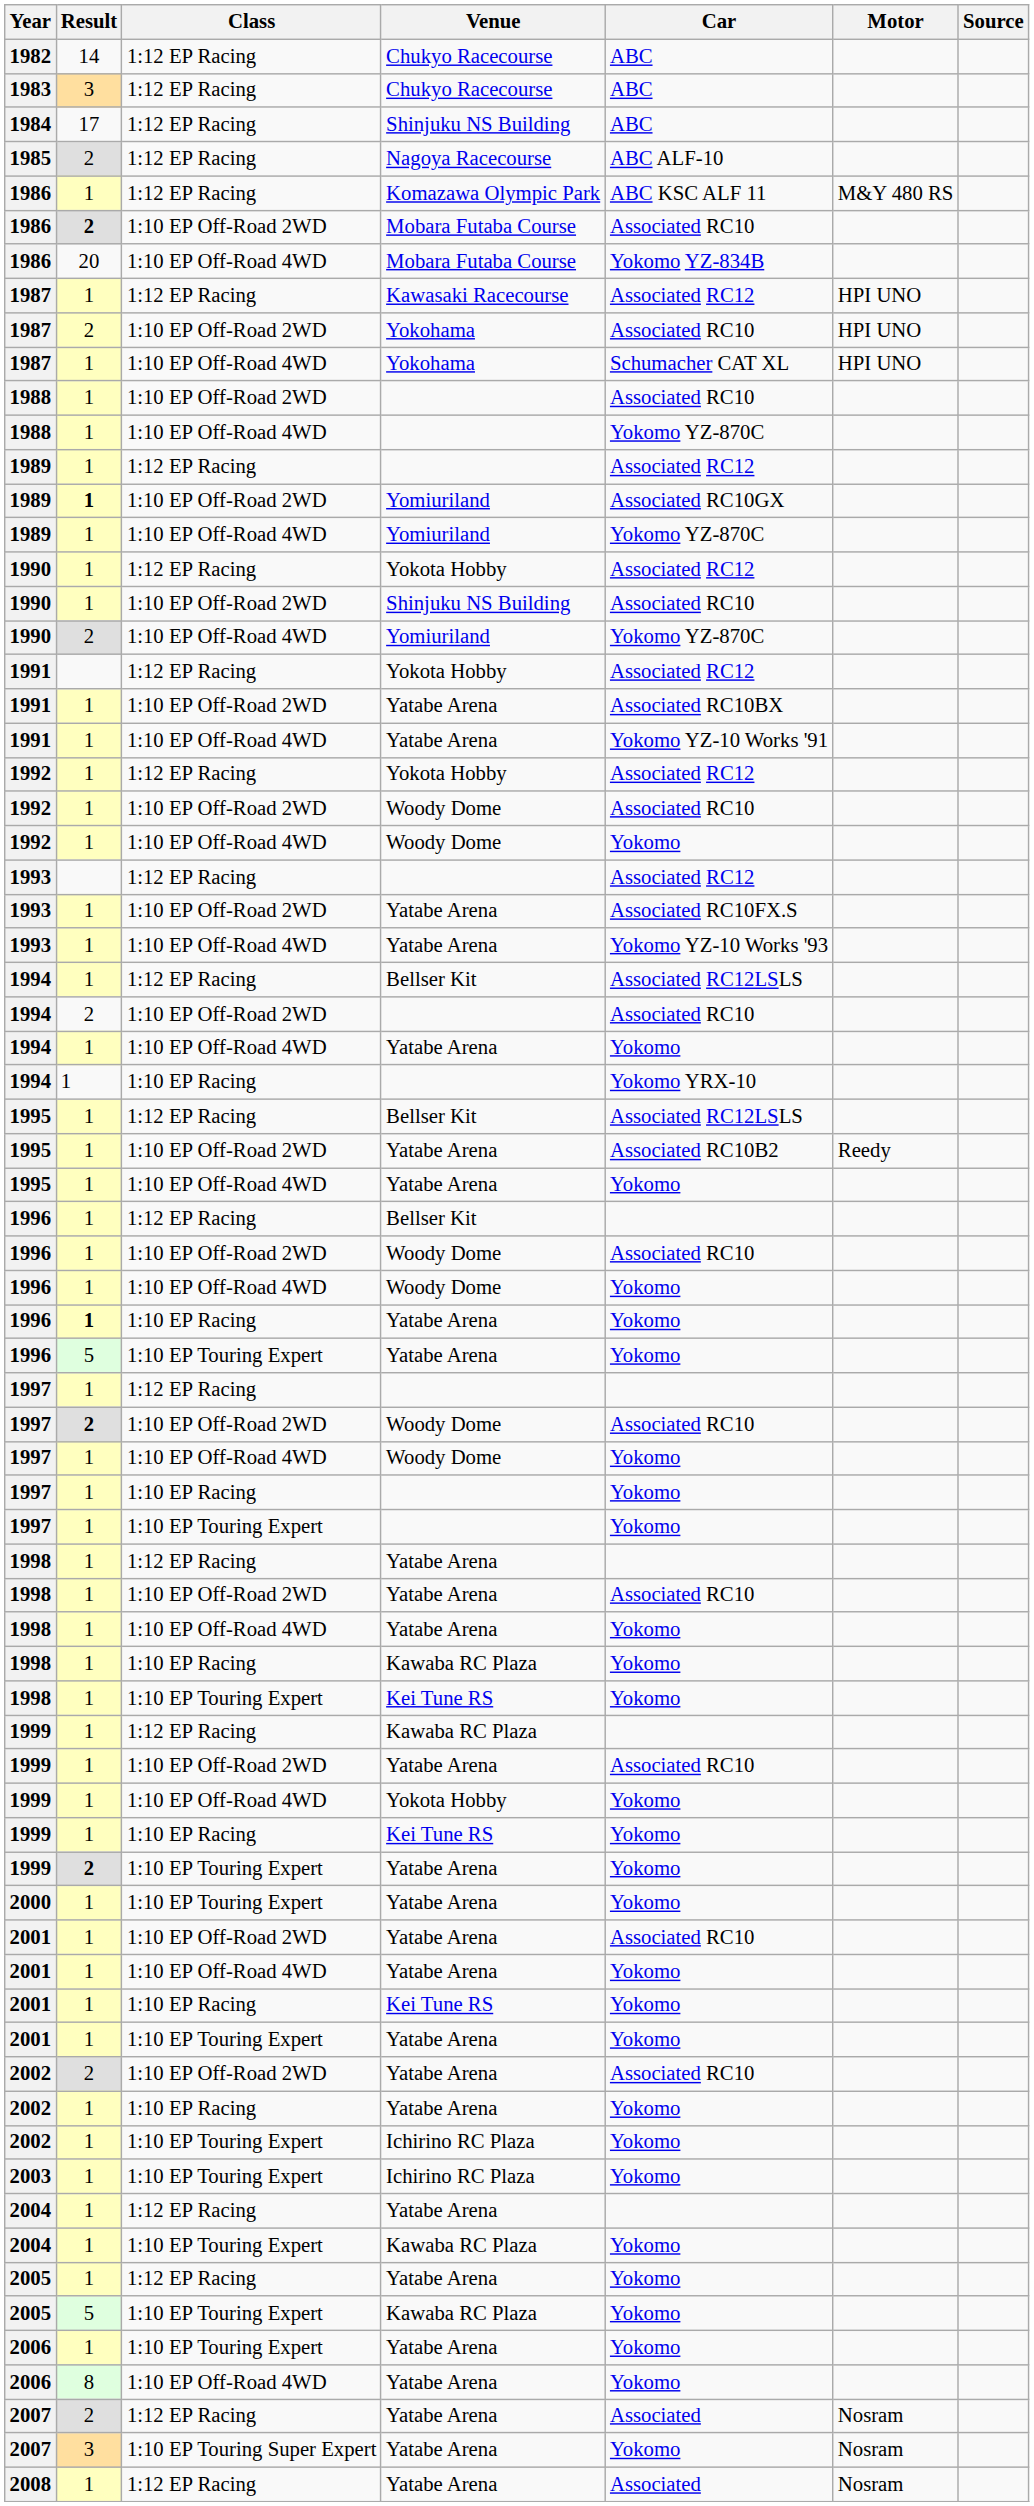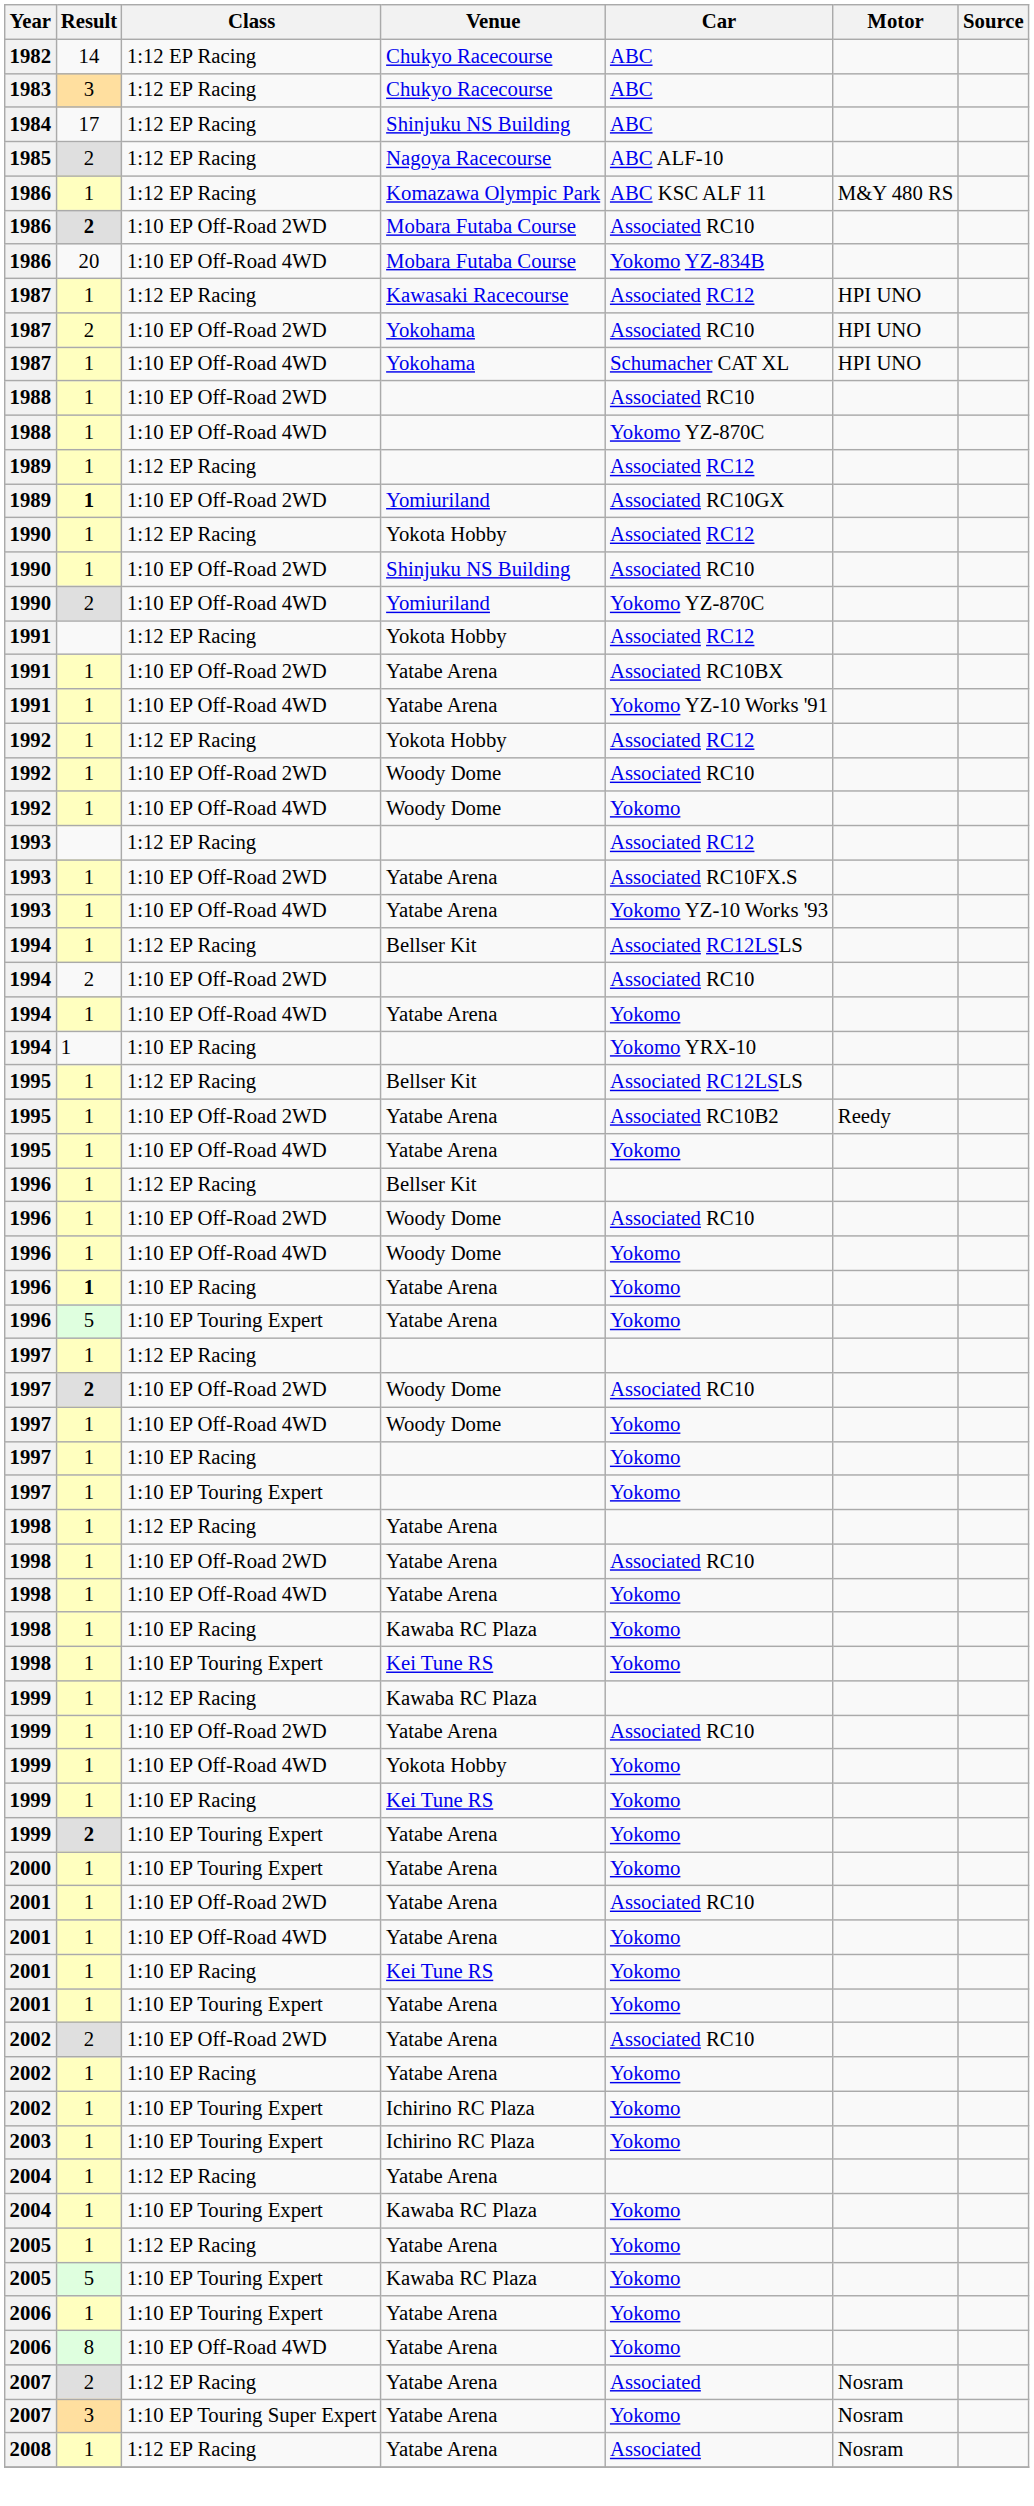- row: (30, 534)
